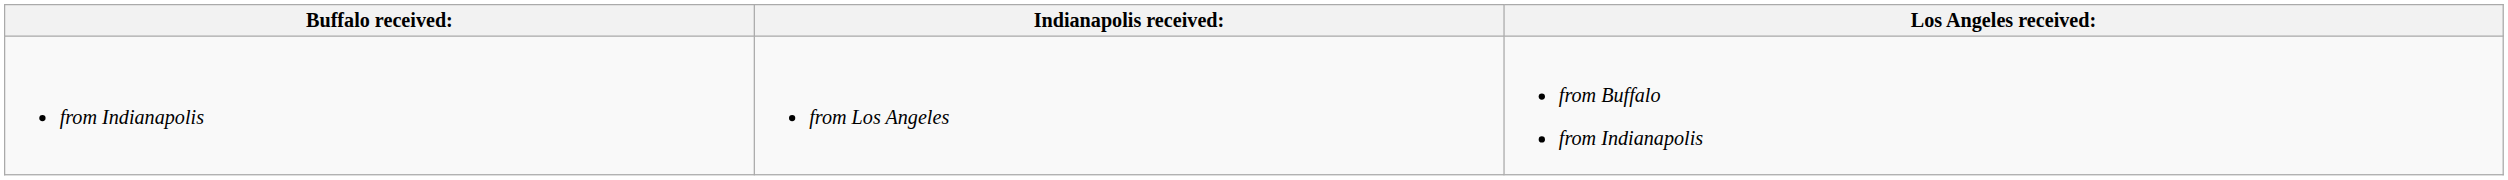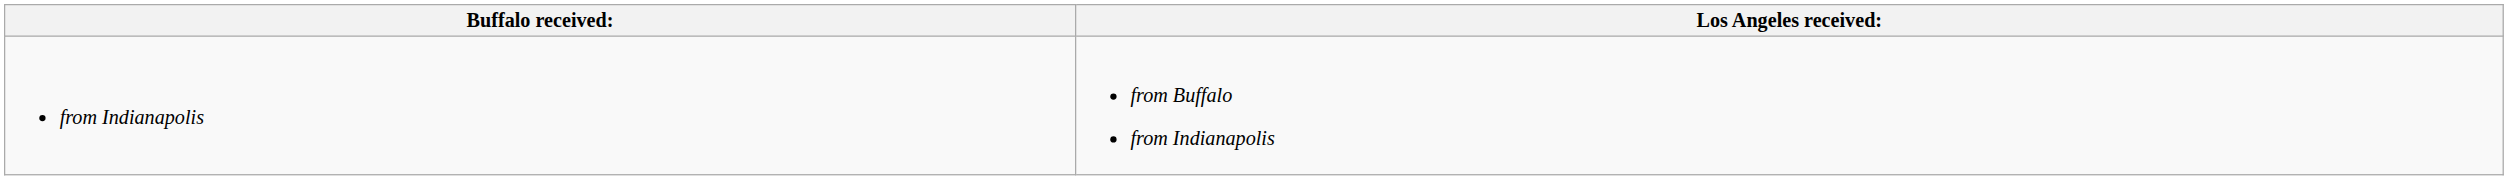- column: (1129, 20)
